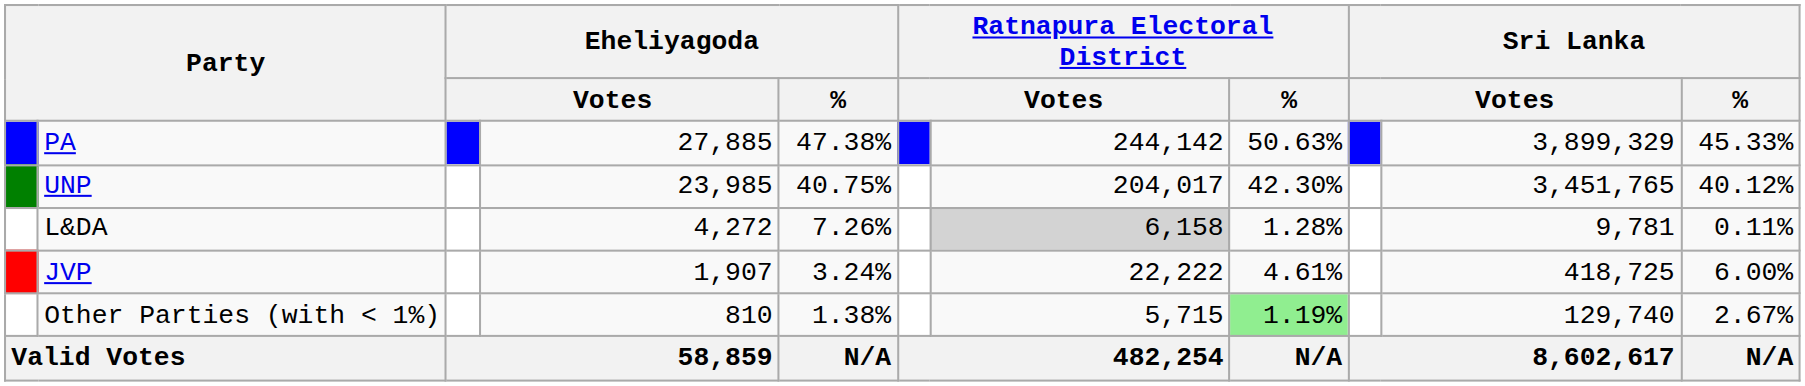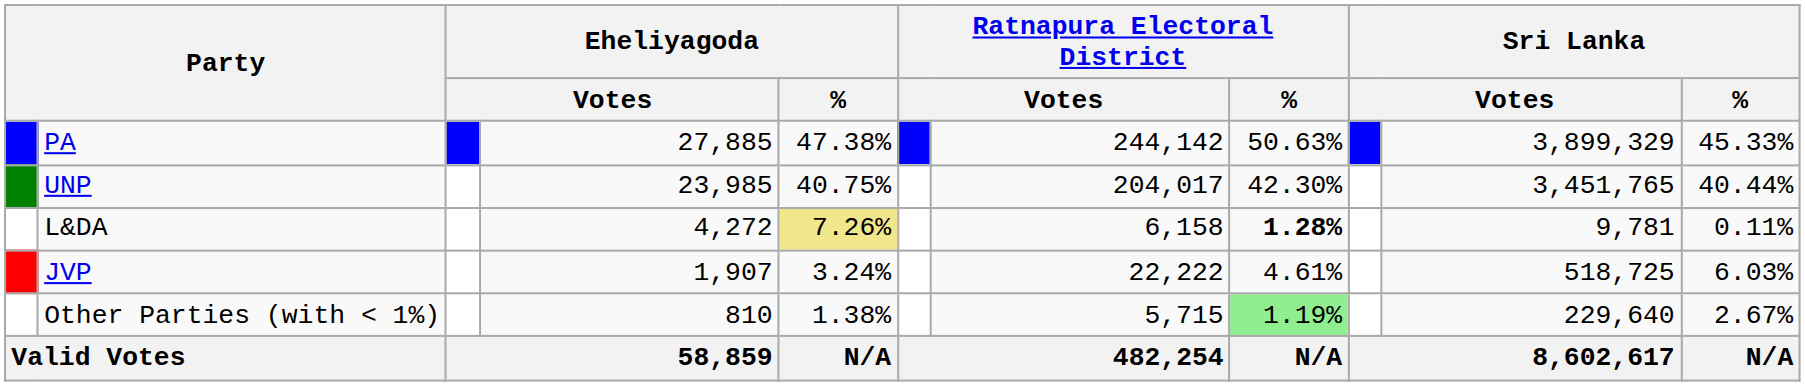(1746, 186) 40.12% -> (1746, 186) 40.44%
(852, 229) no background -> (852, 229) khaki background
(1184, 229) lightgrey background -> (1184, 229) no background
(1303, 229) normal -> (1303, 229) bold
(1619, 272) 418,725 -> (1619, 272) 518,725
(1754, 272) 6.00% -> (1754, 272) 6.03%
(1619, 315) 129,740 -> (1619, 315) 229,640
